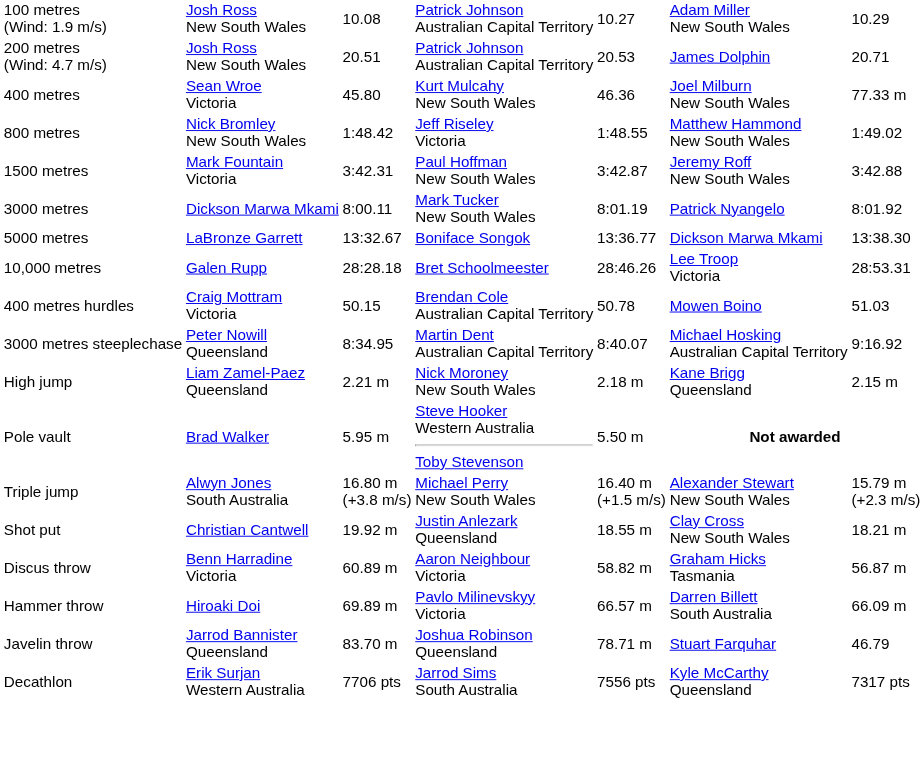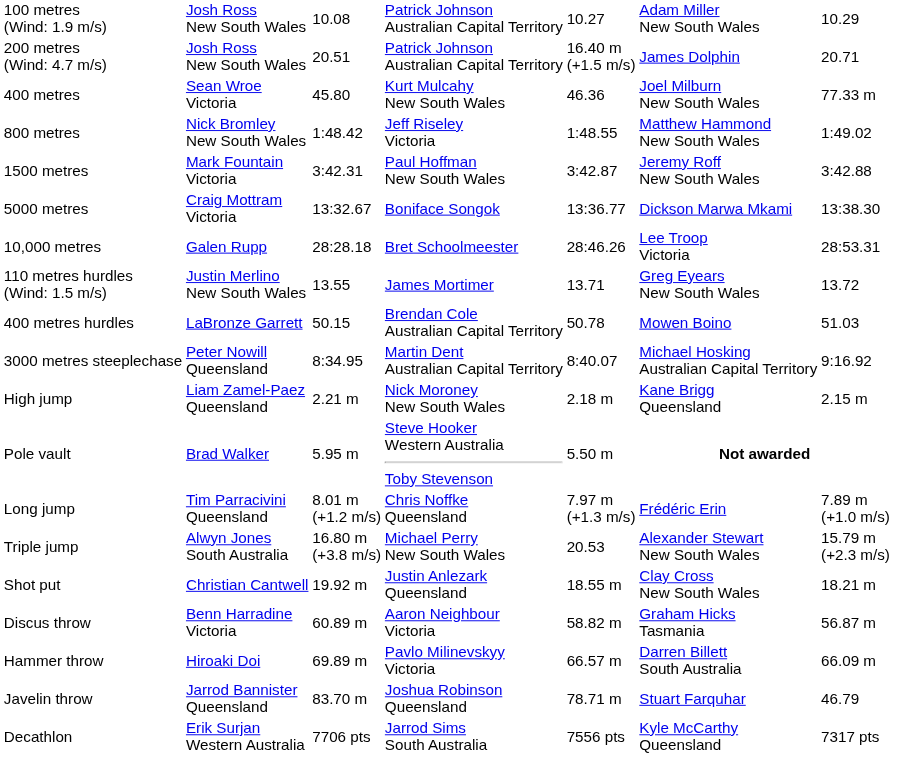(616, 56) 20.53 -> (601, 56) 16.40 m (+1.5 m/s)
- row: (46, 208)
(244, 238) LaBronze Garrett -> (234, 208) Craig Mottram Victoria
+ row: (68, 284)
(234, 305) Craig Mottram Victoria -> (244, 322) LaBronze Garrett
+ row: (39, 509)
(631, 492) 16.40 m (+1.5 m/s) -> (586, 547) 20.53
